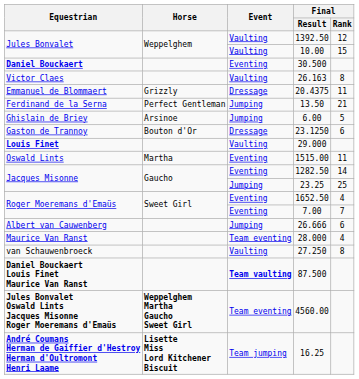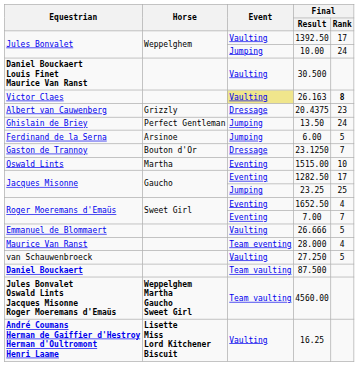(342, 37) 12 -> (342, 37) 17
(248, 51) Vaulting -> (246, 51) Jumping
(342, 51) 15 -> (342, 51) 24
(45, 64) Daniel Bouckaert -> (47, 74) Daniel Bouckaert Louis Finet Maurice Van Ranst
(248, 64) Eventing -> (248, 74) Vaulting
(248, 78) no background -> (248, 97) khaki background
(342, 78) normal -> (342, 97) bold
(57, 91) Emmanuel de Blommaert -> (57, 110) Albert van Cauwenberg
(342, 91) 11 -> (342, 110) 23
(57, 104) Ferdinand de la Serna -> (47, 123) Ghislain de Briey
(342, 104) 21 -> (342, 123) 24
(47, 118) Ghislain de Briey -> (57, 137) Ferdinand de la Serna
(342, 131) 6 -> (342, 150) 7
- row: (312, 144)
(342, 158) 11 -> (342, 163) 10
(342, 171) 14 -> (342, 177) 17
(57, 225) Albert van Cauwenberg -> (57, 230) Emmanuel de Blommaert
(246, 225) Jumping -> (248, 230) Vaulting
(342, 225) 6 -> (342, 230) 5
(342, 251) 8 -> (342, 257) 5
(47, 274) Daniel Bouckaert Louis Finet Maurice Van Ranst -> (45, 270) Daniel Bouckaert
(260, 274) bold -> (260, 270) normal
(260, 311) Team eventing -> (260, 298) Team vaulting
(258, 353) Team jumping -> (248, 340) Vaulting
